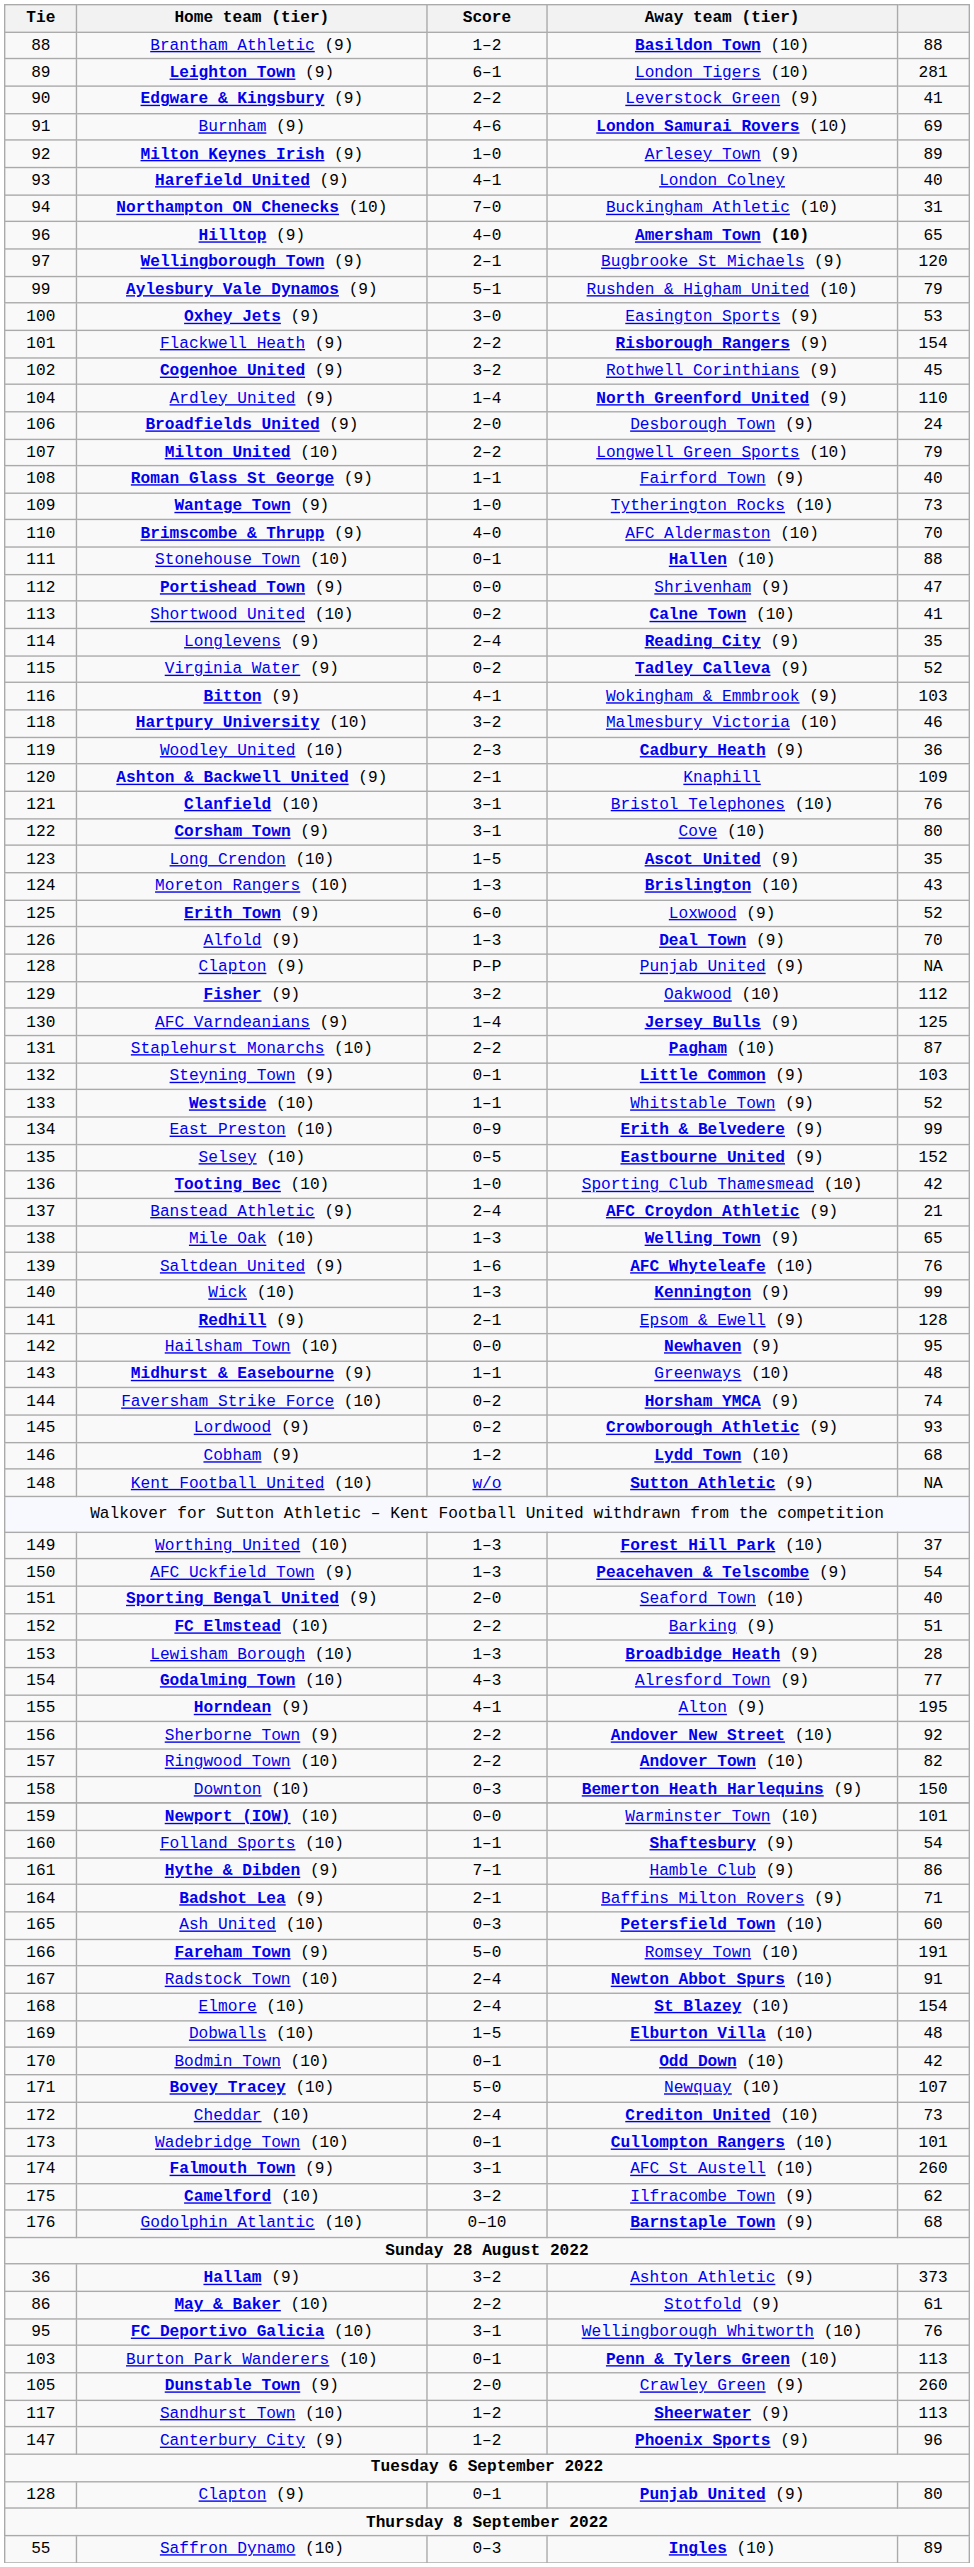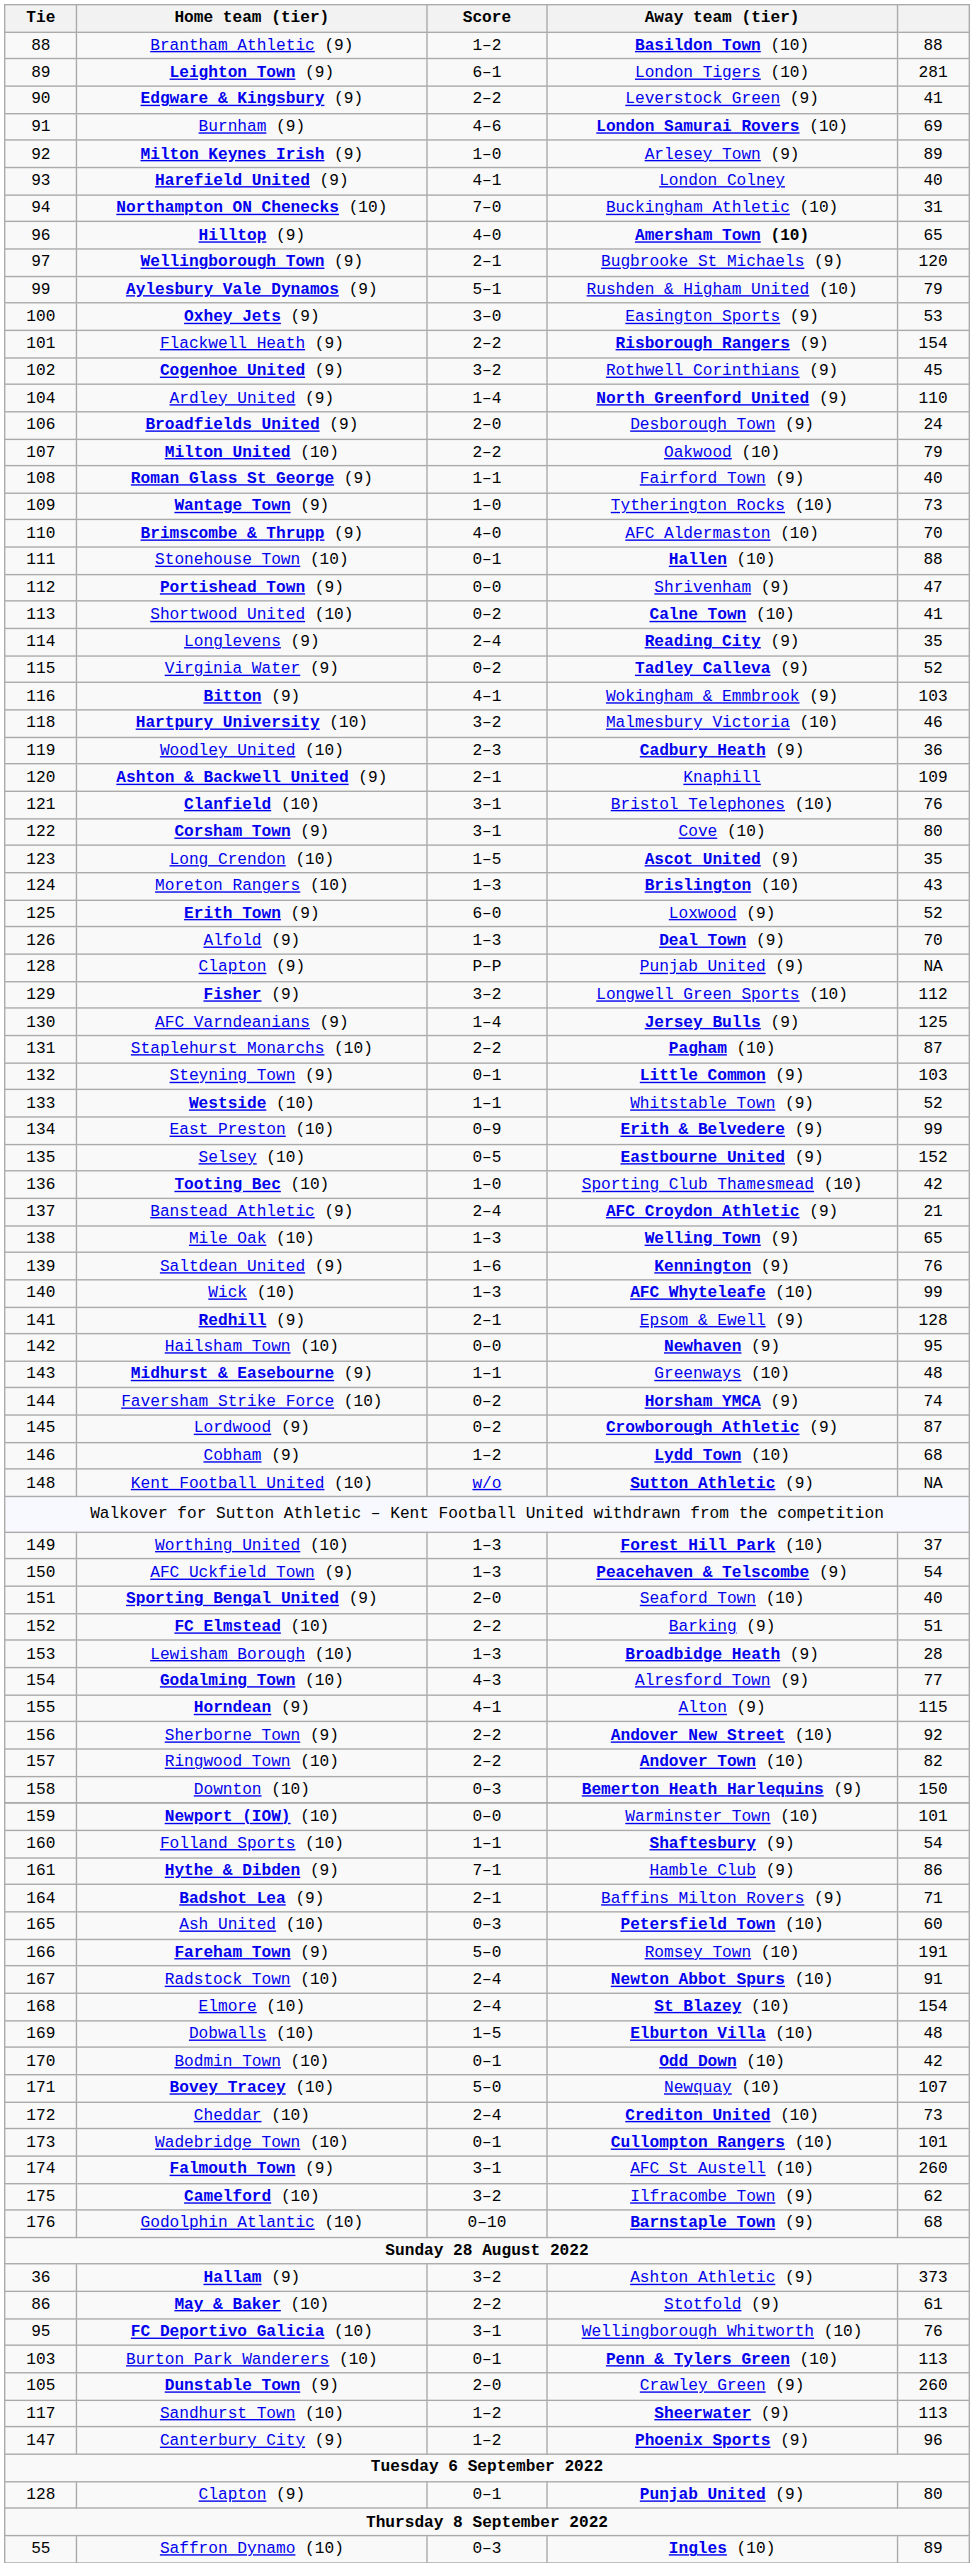(722, 452) Longwell Green Sports (10) -> (722, 452) Oakwood (10)
(722, 994) Oakwood (10) -> (722, 994) Longwell Green Sports (10)
(722, 1266) AFC Whyteleafe (10) -> (722, 1266) Kennington (9)
(722, 1293) Kennington (9) -> (722, 1293) AFC Whyteleafe (10)
(933, 1428) 93 -> (933, 1428) 87
(933, 1708) 195 -> (933, 1708) 115
